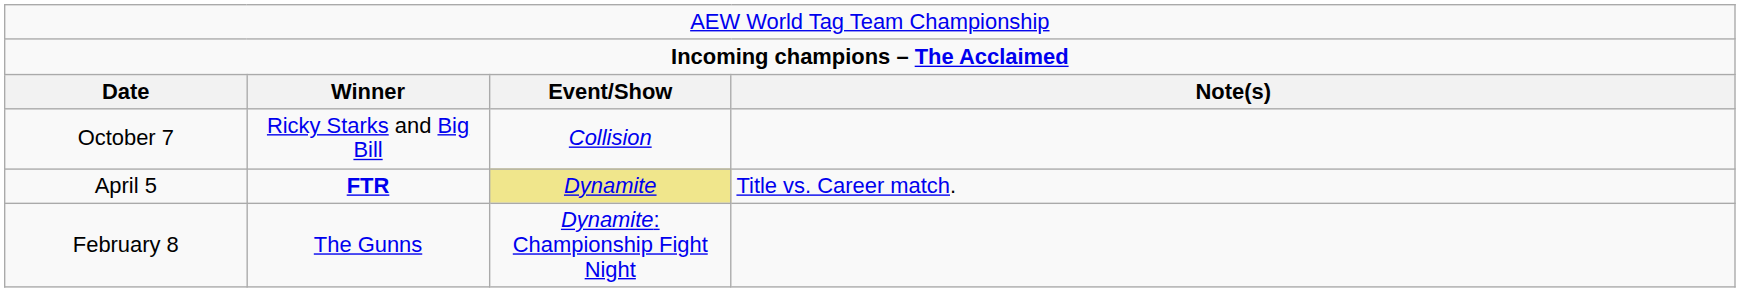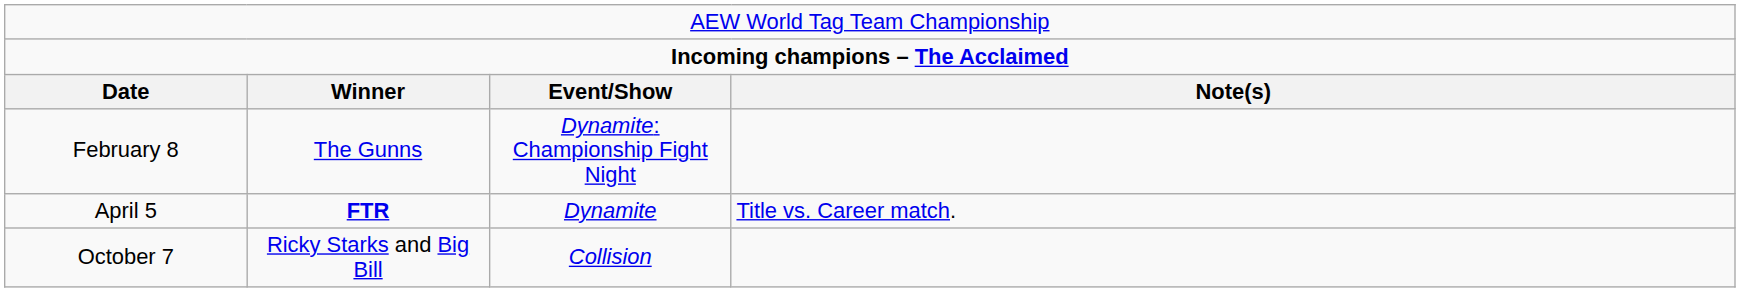rows swapped: (126, 245) <-> (126, 138)
(610, 185) khaki background -> (610, 210) no background
